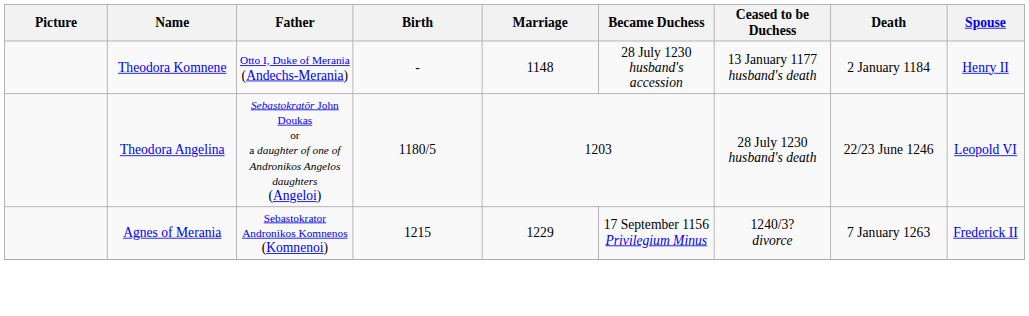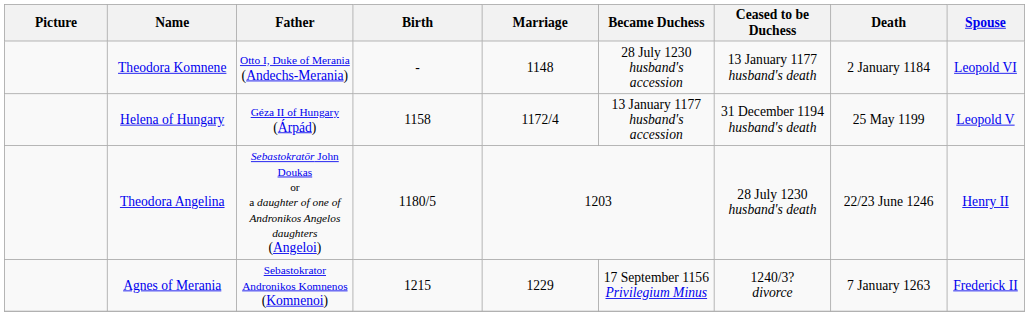(985, 67) Henry II -> (985, 67) Leopold VI
+ row: (172, 119)
(985, 150) Leopold VI -> (985, 202) Henry II
